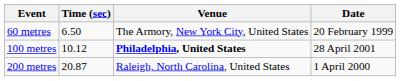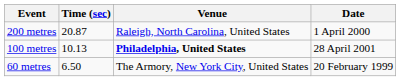rows swapped: (29, 31) <-> (32, 66)
(74, 48) 10.12 -> (74, 48) 10.13
